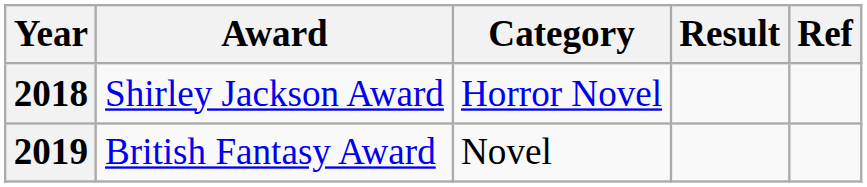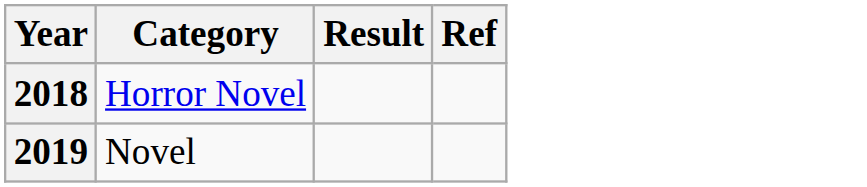- column: (274, 33)
